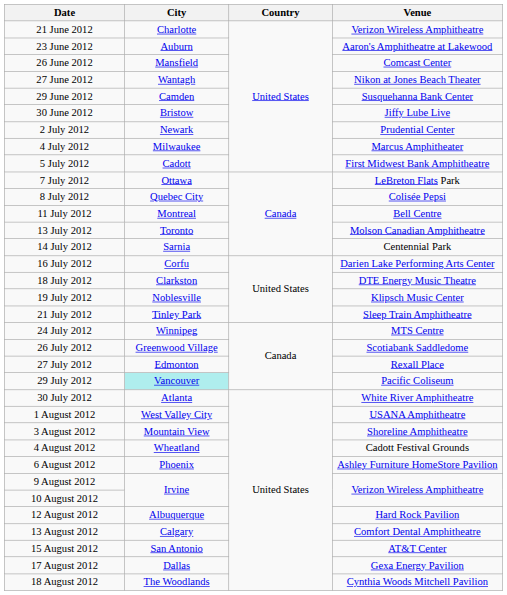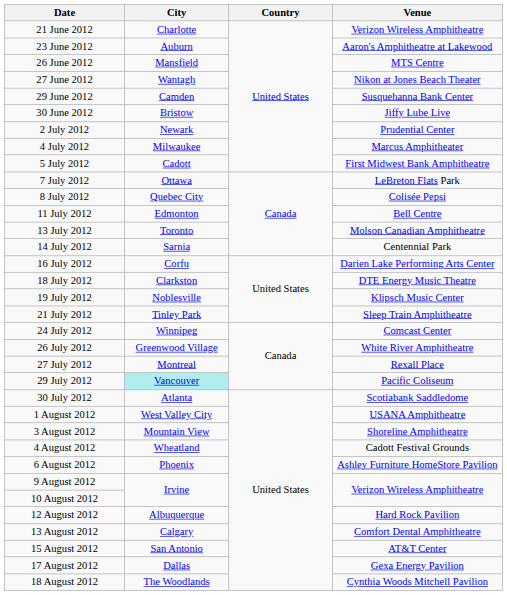(417, 63) Comcast Center -> (417, 63) MTS Centre
(177, 213) Montreal -> (177, 213) Edmonton
(417, 331) MTS Centre -> (417, 331) Comcast Center
(417, 347) Scotiabank Saddledome -> (417, 347) White River Amphitheatre
(177, 364) Edmonton -> (177, 364) Montreal
(417, 398) White River Amphitheatre -> (417, 398) Scotiabank Saddledome
